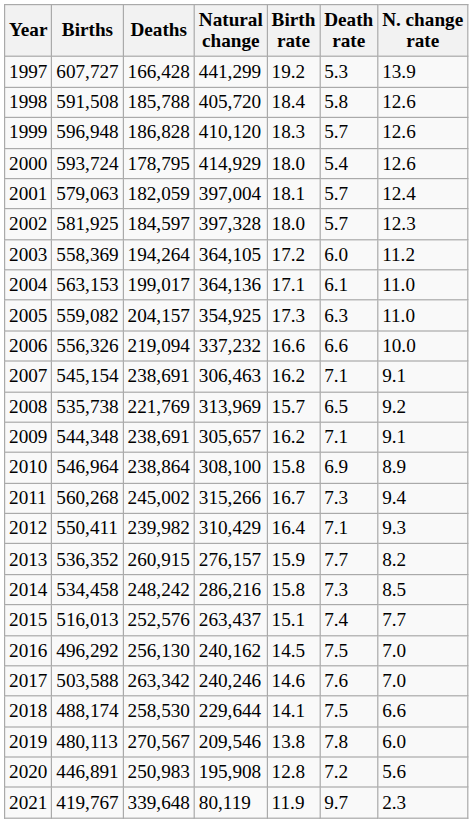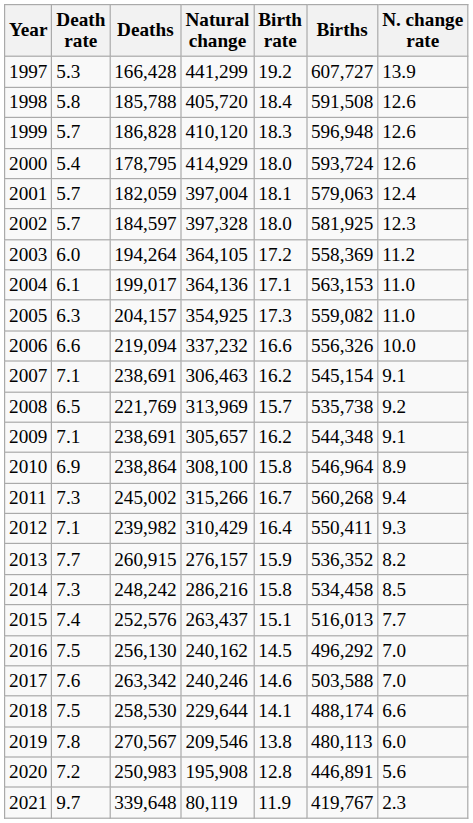columns swapped: (87, 30) <-> (349, 30)
